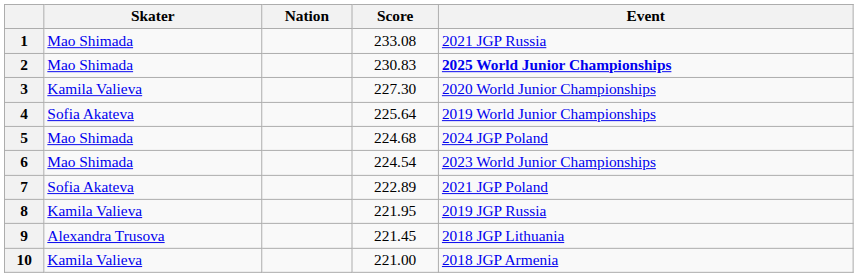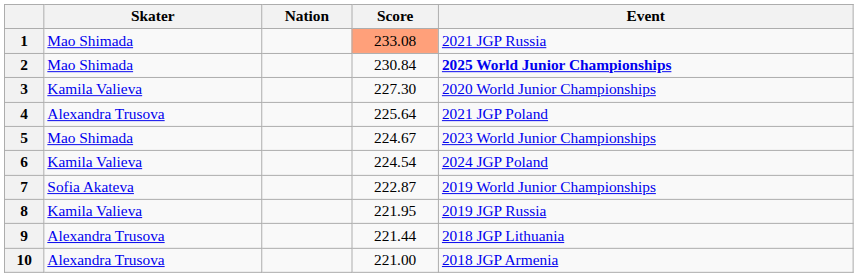(395, 41) no background -> (395, 41) lightsalmon background
(395, 65) 230.83 -> (395, 65) 230.84
(91, 114) Sofia Akateva -> (106, 114) Alexandra Trusova
(549, 114) 2019 World Junior Championships -> (495, 114) 2021 JGP Poland
(395, 138) 224.68 -> (395, 138) 224.67
(495, 138) 2024 JGP Poland -> (549, 138) 2023 World Junior Championships
(90, 162) Mao Shimada -> (95, 162) Kamila Valieva
(549, 162) 2023 World Junior Championships -> (495, 162) 2024 JGP Poland
(395, 187) 222.89 -> (395, 187) 222.87
(495, 187) 2021 JGP Poland -> (549, 187) 2019 World Junior Championships
(395, 235) 221.45 -> (395, 235) 221.44
(95, 260) Kamila Valieva -> (106, 260) Alexandra Trusova
